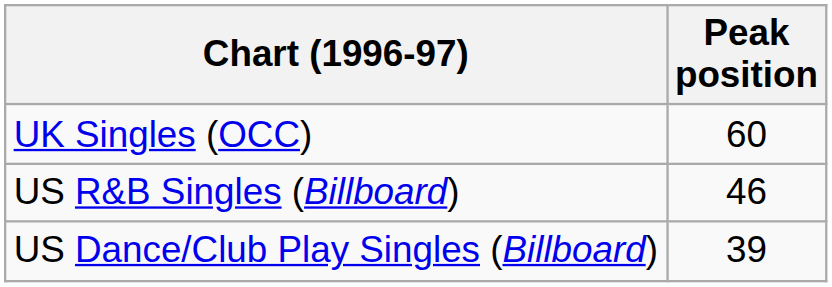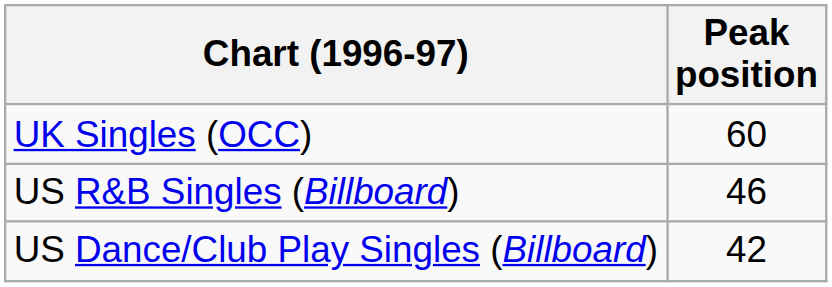(746, 250) 39 -> (746, 250) 42
